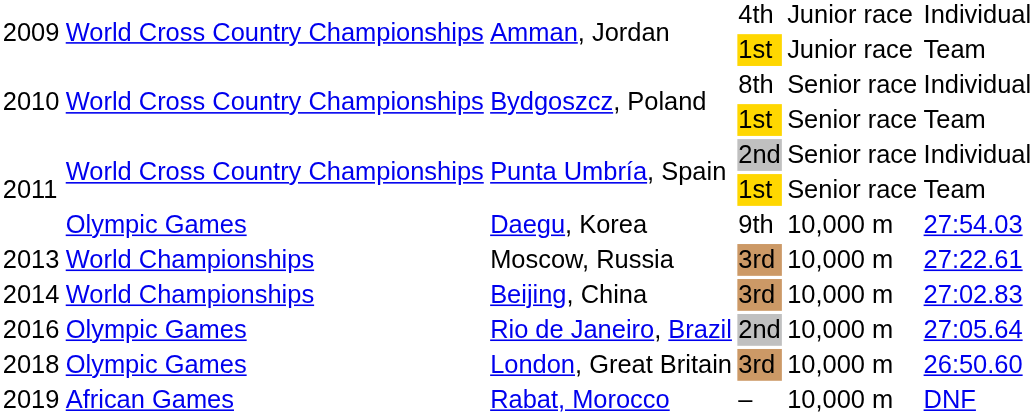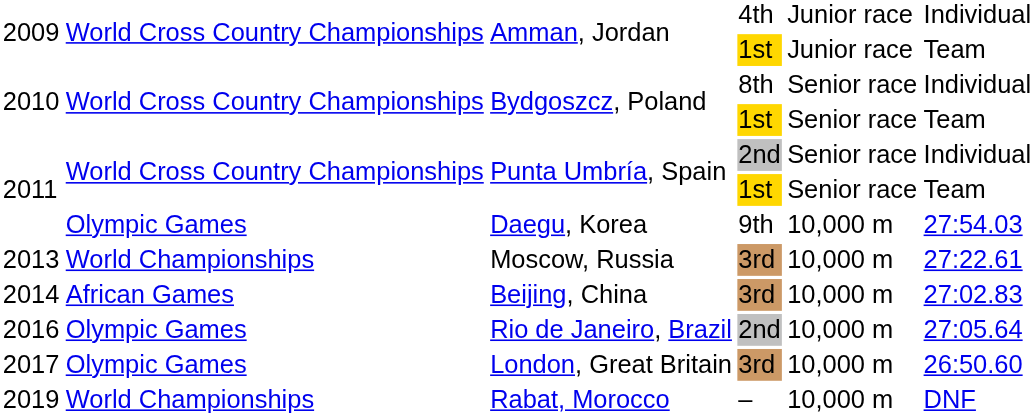(190, 294) World Championships -> (150, 294) African Games
(31, 364) 2018 -> (31, 364) 2017
(150, 399) African Games -> (190, 399) World Championships
